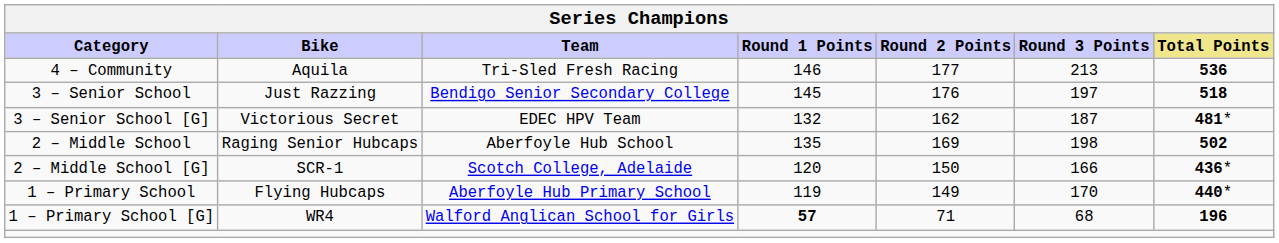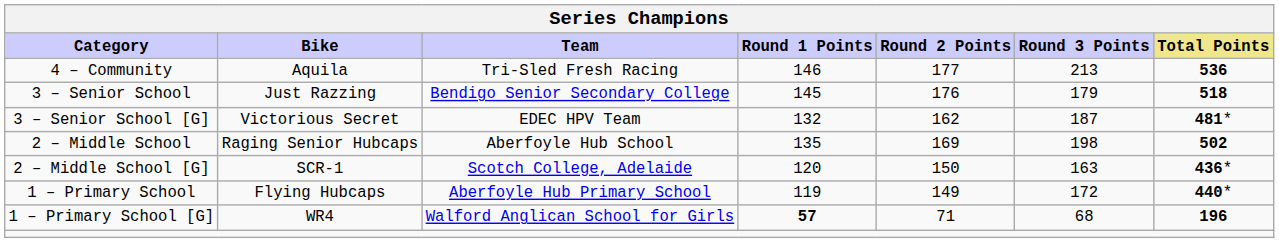(1084, 95) 197 -> (1084, 95) 179
(1084, 169) 166 -> (1084, 169) 163
(1084, 193) 170 -> (1084, 193) 172
